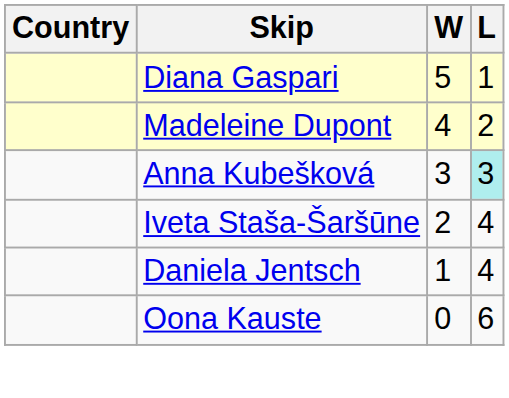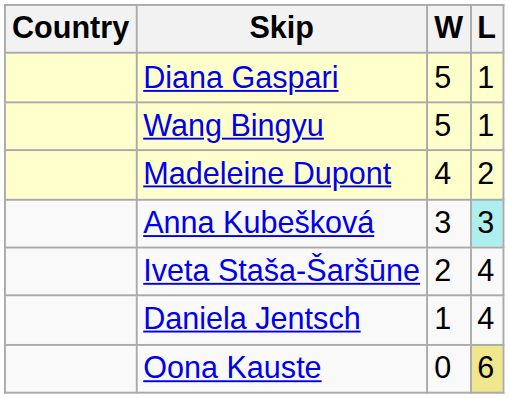+ row: (234, 125)
(486, 319) no background -> (486, 367) khaki background
